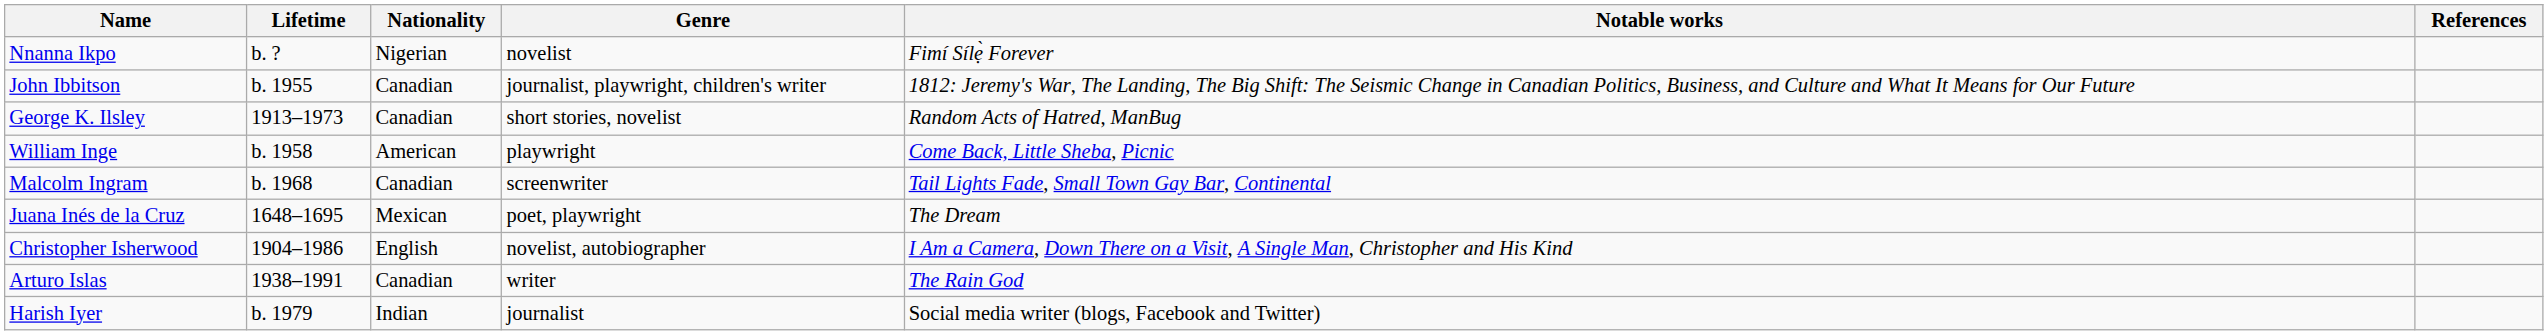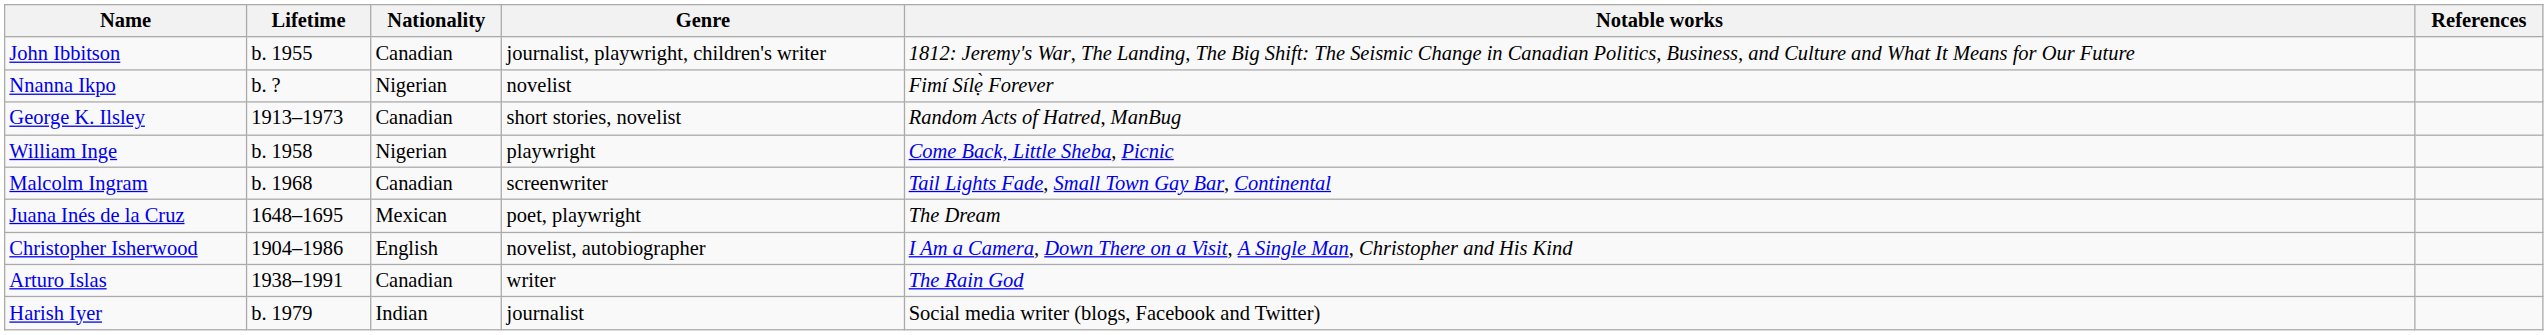rows swapped: (65, 85) <-> (63, 53)
(416, 150) American -> (411, 150) Nigerian
